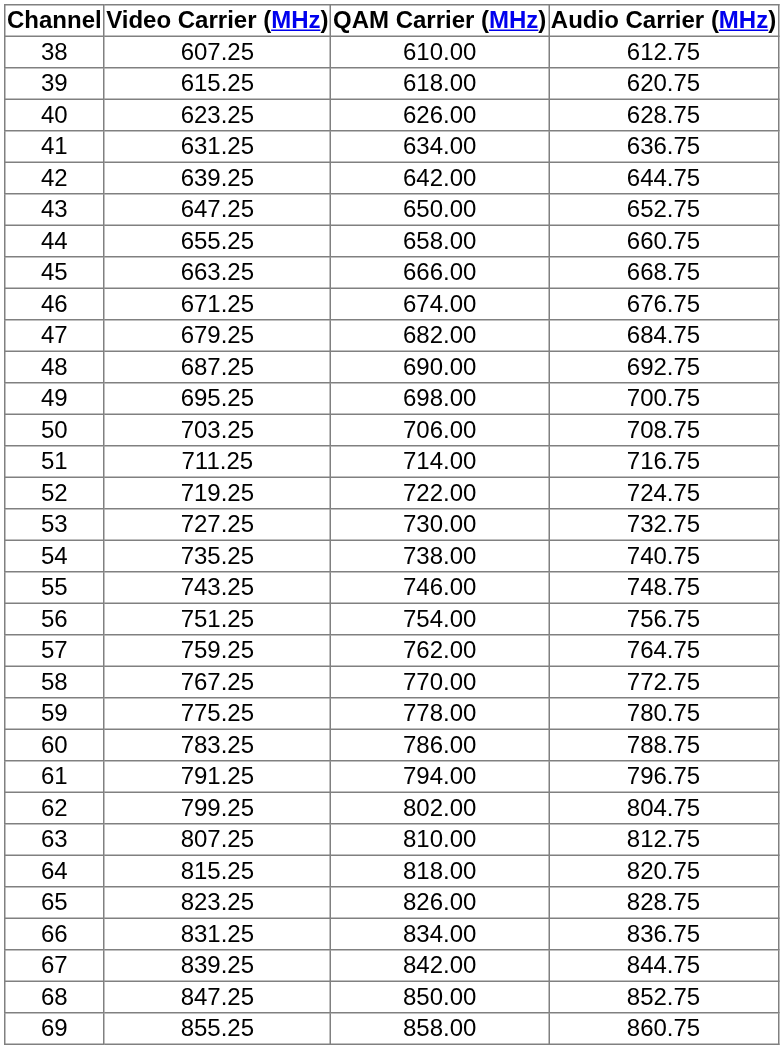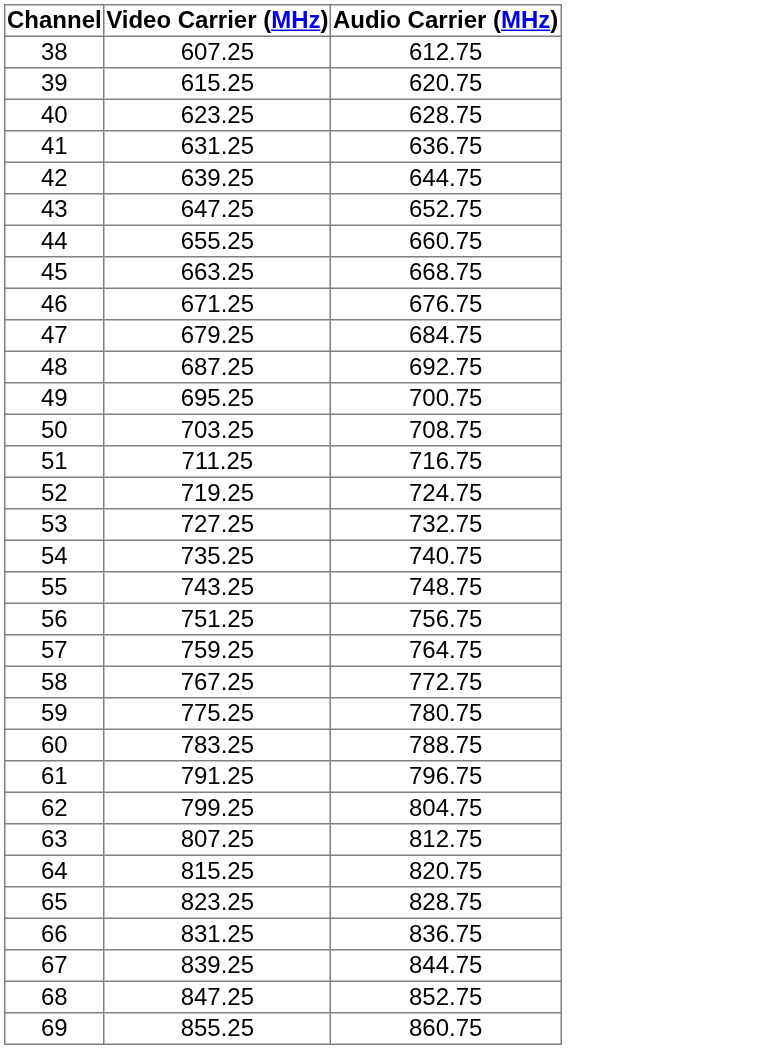- column: (440, 20)
